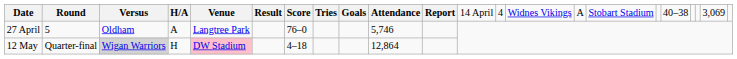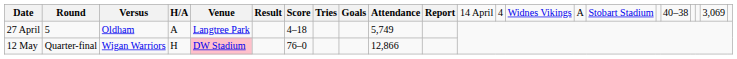(297, 29) 76–0 -> (297, 29) 4–18
(382, 29) 5,746 -> (382, 29) 5,749
(134, 46) lightgrey background -> (134, 46) no background
(297, 46) 4–18 -> (297, 46) 76–0
(385, 46) 12,864 -> (385, 46) 12,866
